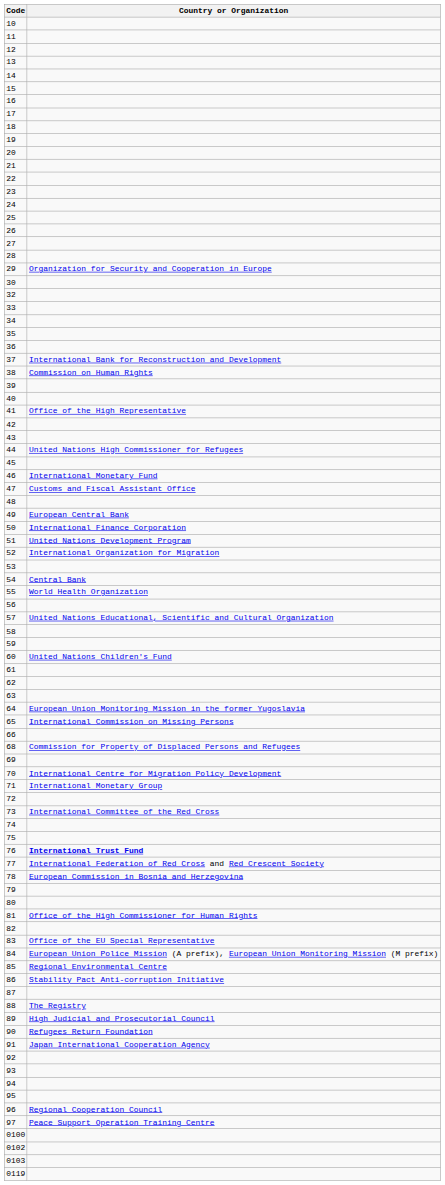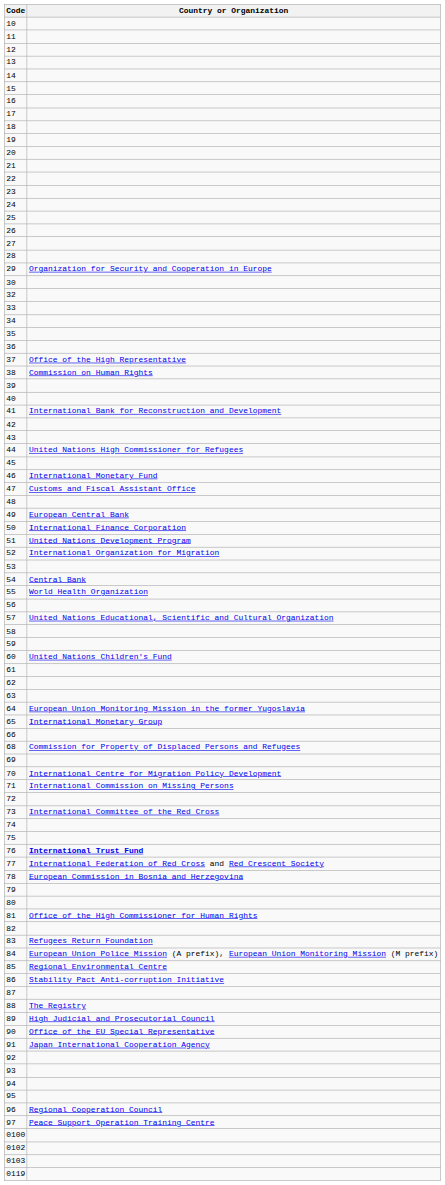(155, 360) International Bank for Reconstruction and Development -> (108, 360) Office of the High Representative
(108, 411) Office of the High Representative -> (155, 411) International Bank for Reconstruction and Development
(131, 722) International Commission on Missing Persons -> (96, 722) International Monetary Group
(96, 786) International Monetary Group -> (131, 786) International Commission on Missing Persons
(122, 941) Office of the EU Special Representative -> (91, 941) Refugees Return Foundation
(91, 1032) Refugees Return Foundation -> (122, 1032) Office of the EU Special Representative
